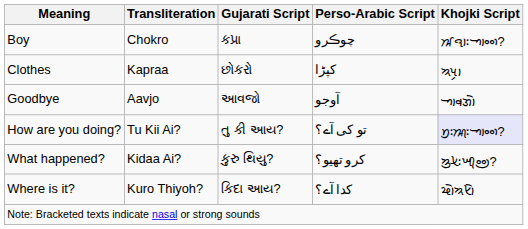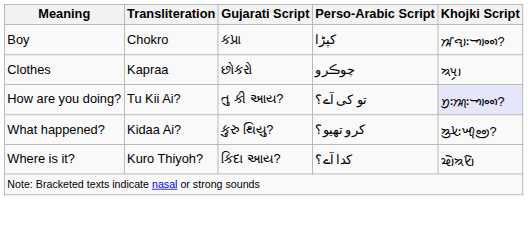(335, 40) چوڪرو -> (326, 40) کپڑا
(326, 70) کپڑا -> (335, 70) چوڪرو
- row: (33, 99)
